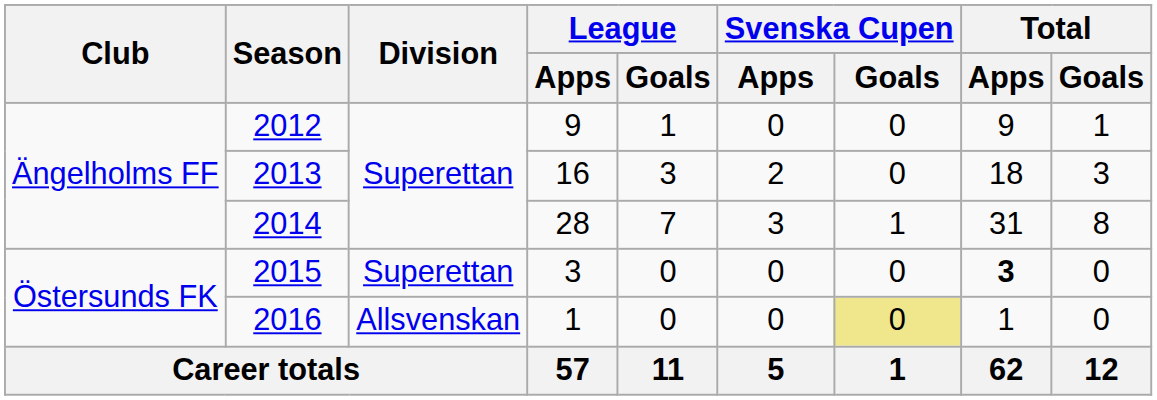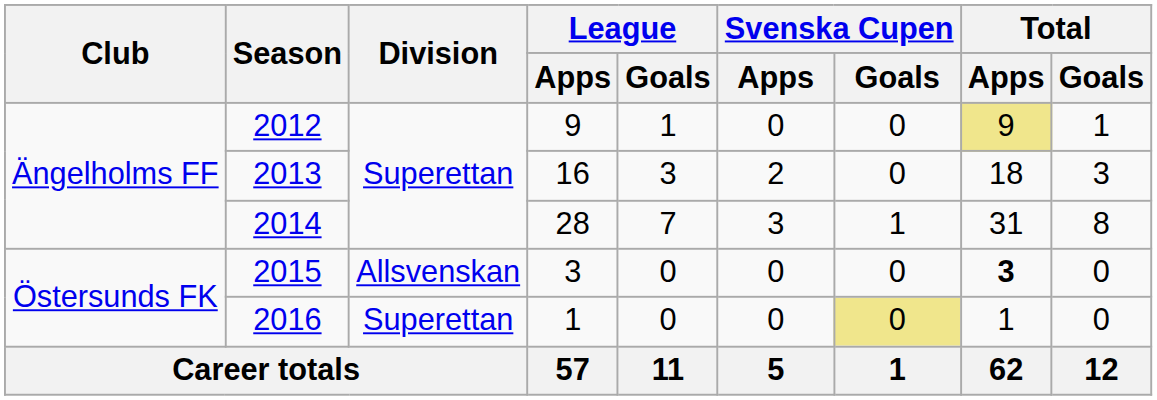(1006, 126) no background -> (1006, 126) khaki background
(438, 272) Superettan -> (438, 272) Allsvenskan
(438, 321) Allsvenskan -> (438, 321) Superettan
